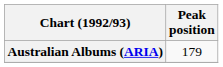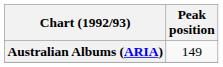(192, 51) 179 -> (192, 51) 149
